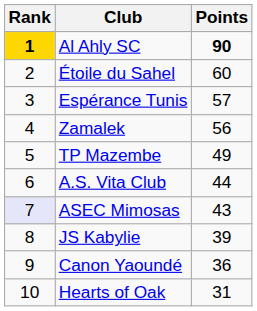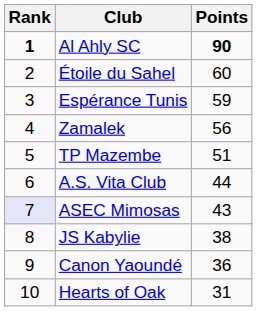(30, 45) gold background -> (30, 45) no background
(222, 100) 57 -> (222, 100) 59
(222, 155) 49 -> (222, 155) 51
(222, 237) 39 -> (222, 237) 38
